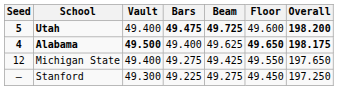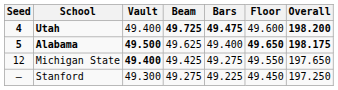columns swapped: (184, 13) <-> (225, 13)
(19, 29) 5 -> (19, 29) 4
(19, 45) 4 -> (19, 45) 5
(143, 61) normal -> (143, 61) bold
